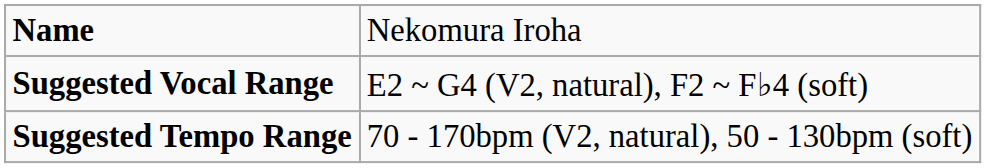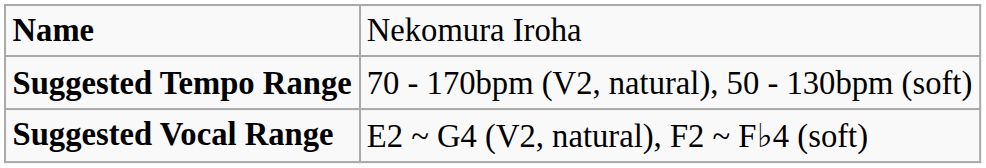rows swapped: (182, 135) <-> (173, 83)
